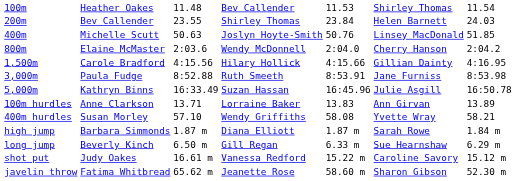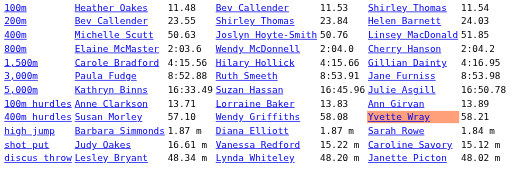(405, 117) no background -> (399, 117) lightsalmon background
- row: (30, 144)
+ row: (38, 158)
- row: (41, 172)
